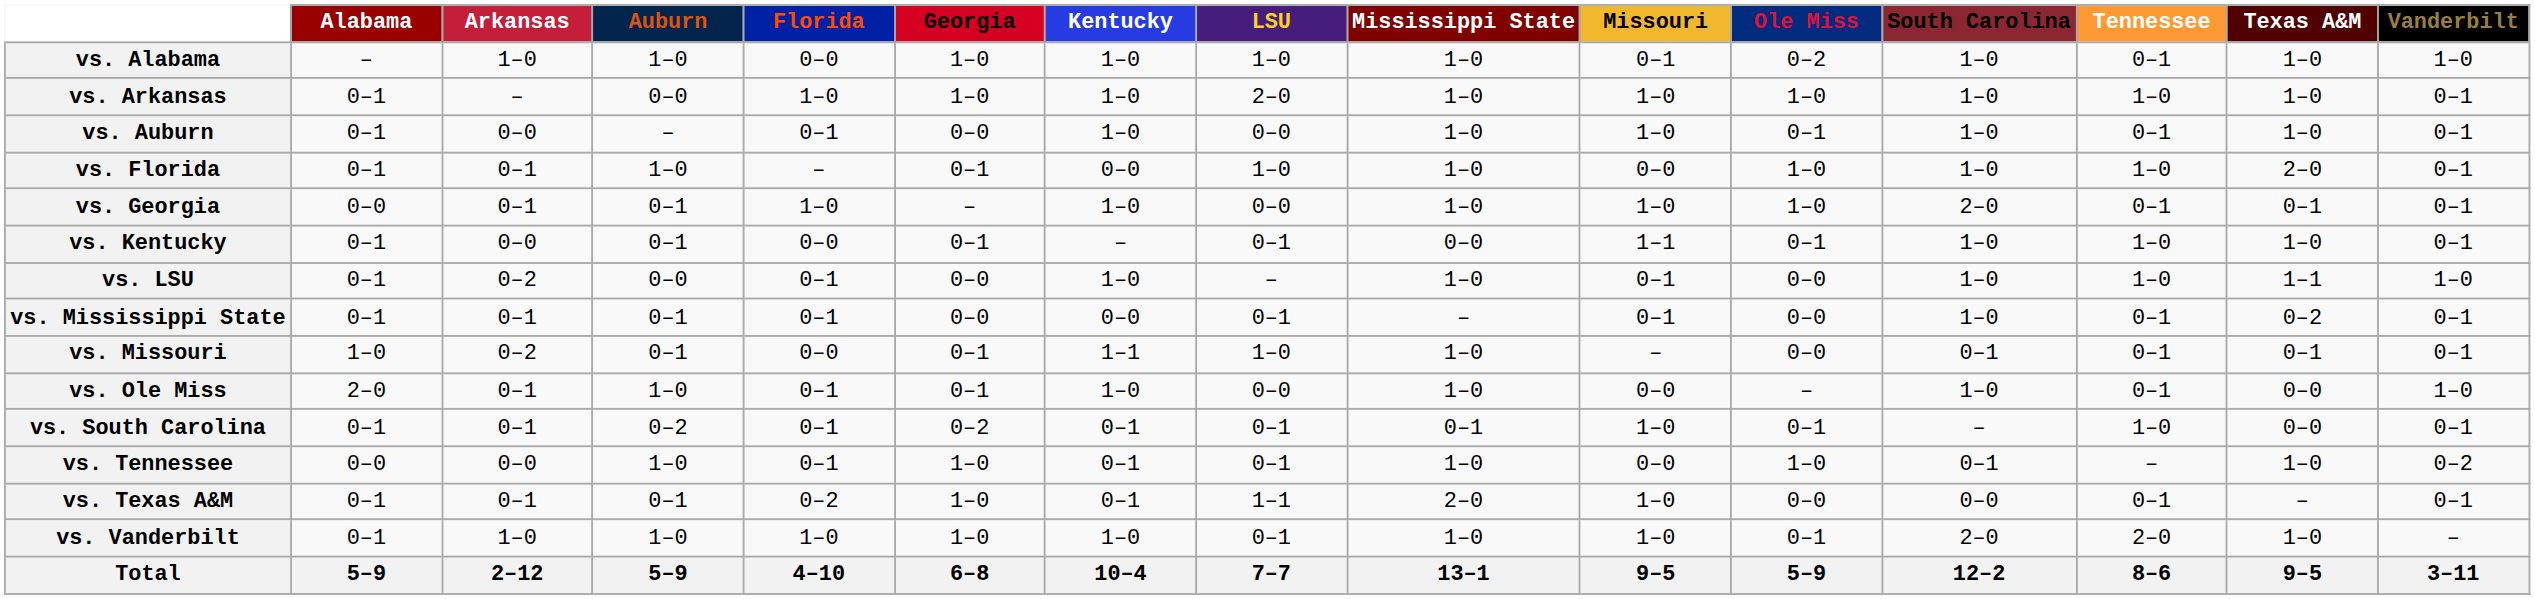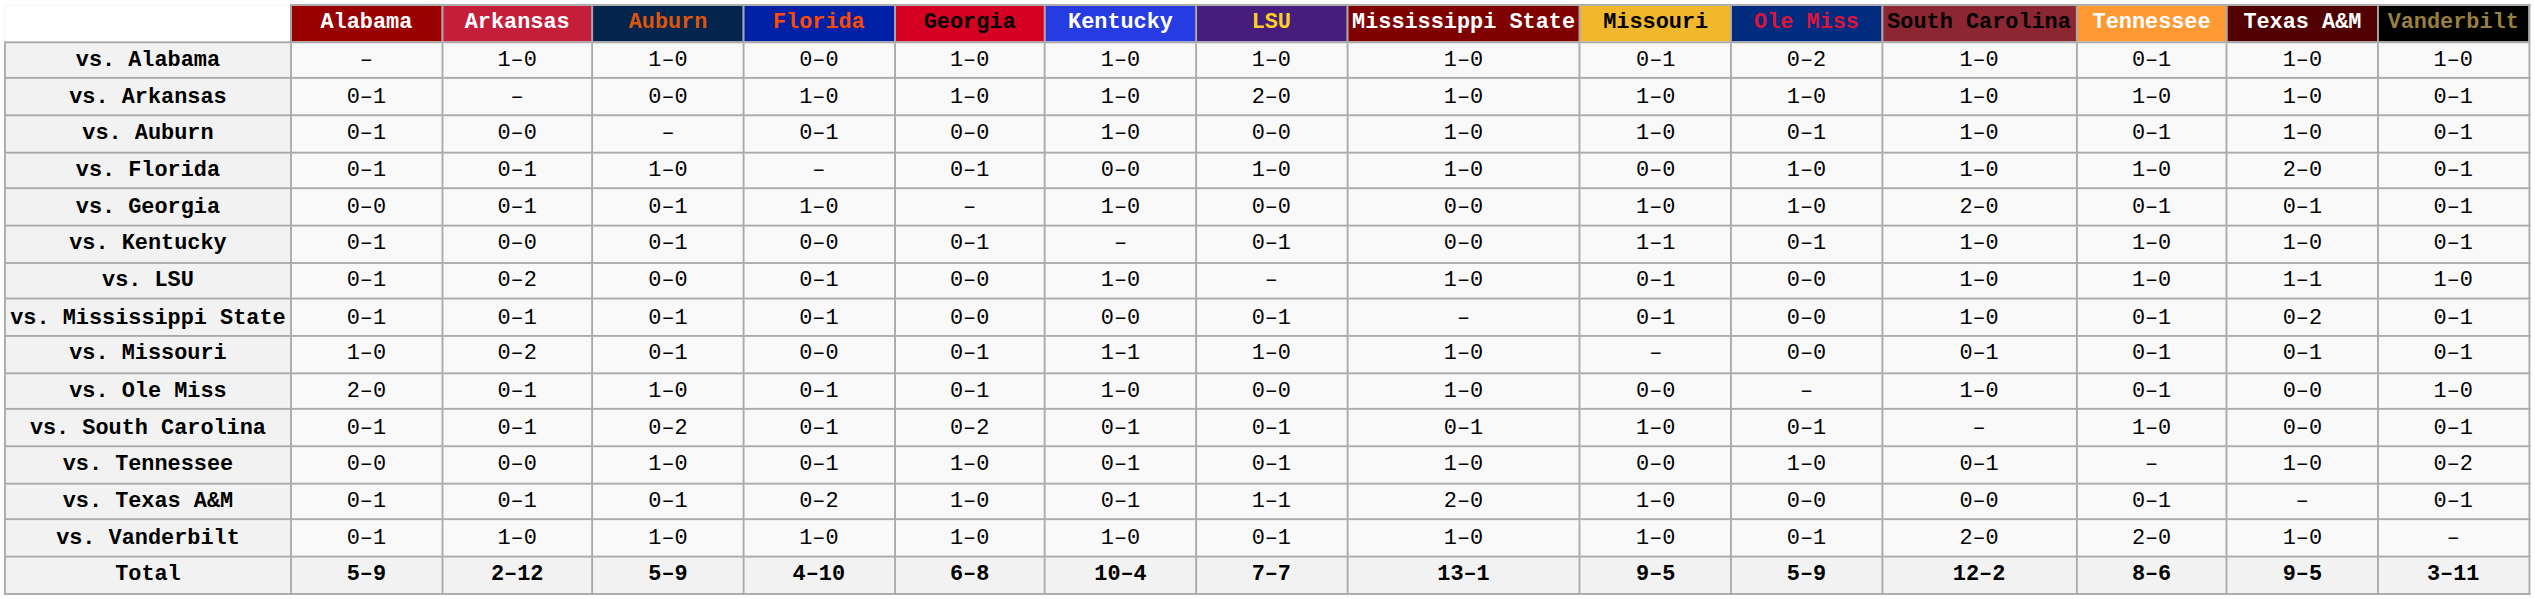(1464, 207) 1–0 -> (1464, 207) 0–0
